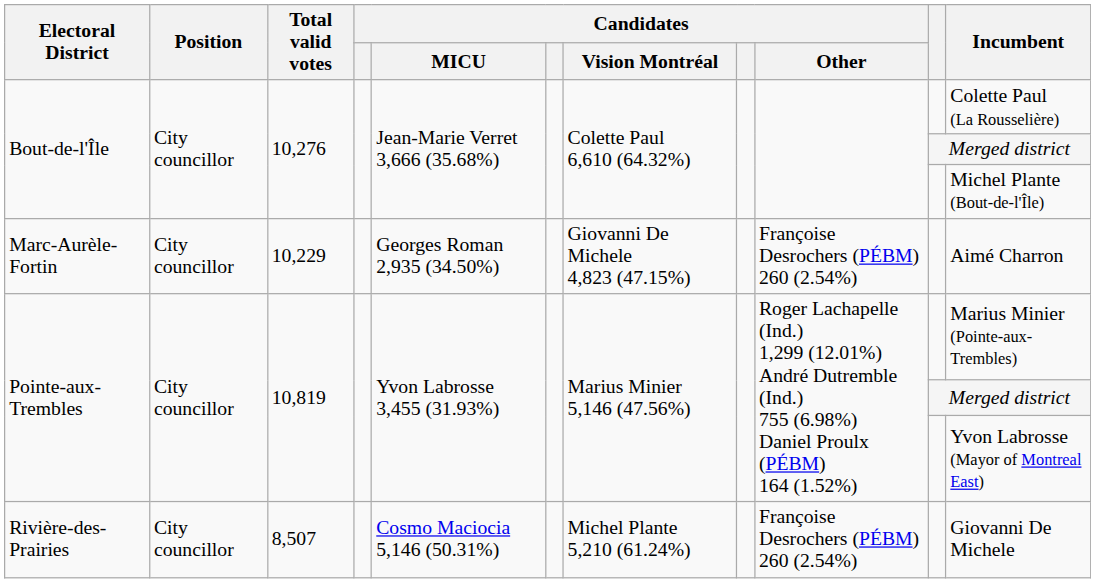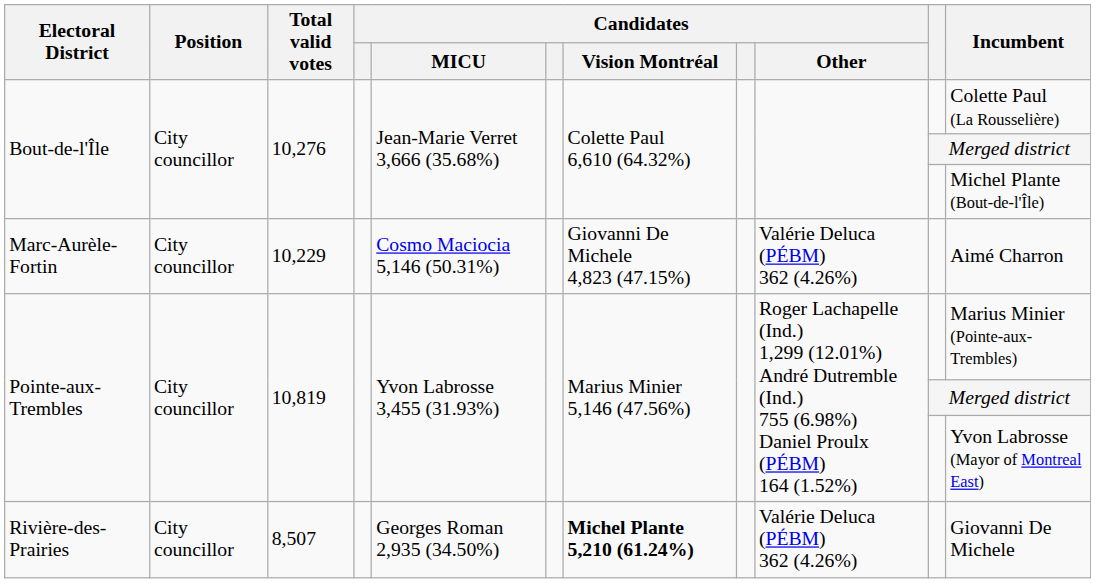(440, 255) Georges Roman 2,935 (34.50%) -> (443, 255) Cosmo Maciocia 5,146 (50.31%)
(839, 255) Françoise Desrochers (PÉBM) 260 (2.54%) -> (817, 255) Valérie Deluca (PÉBM) 362 (4.26%)
(443, 539) Cosmo Maciocia 5,146 (50.31%) -> (440, 539) Georges Roman 2,935 (34.50%)
(629, 539) normal -> (631, 539) bold
(839, 539) Françoise Desrochers (PÉBM) 260 (2.54%) -> (817, 539) Valérie Deluca (PÉBM) 362 (4.26%)
